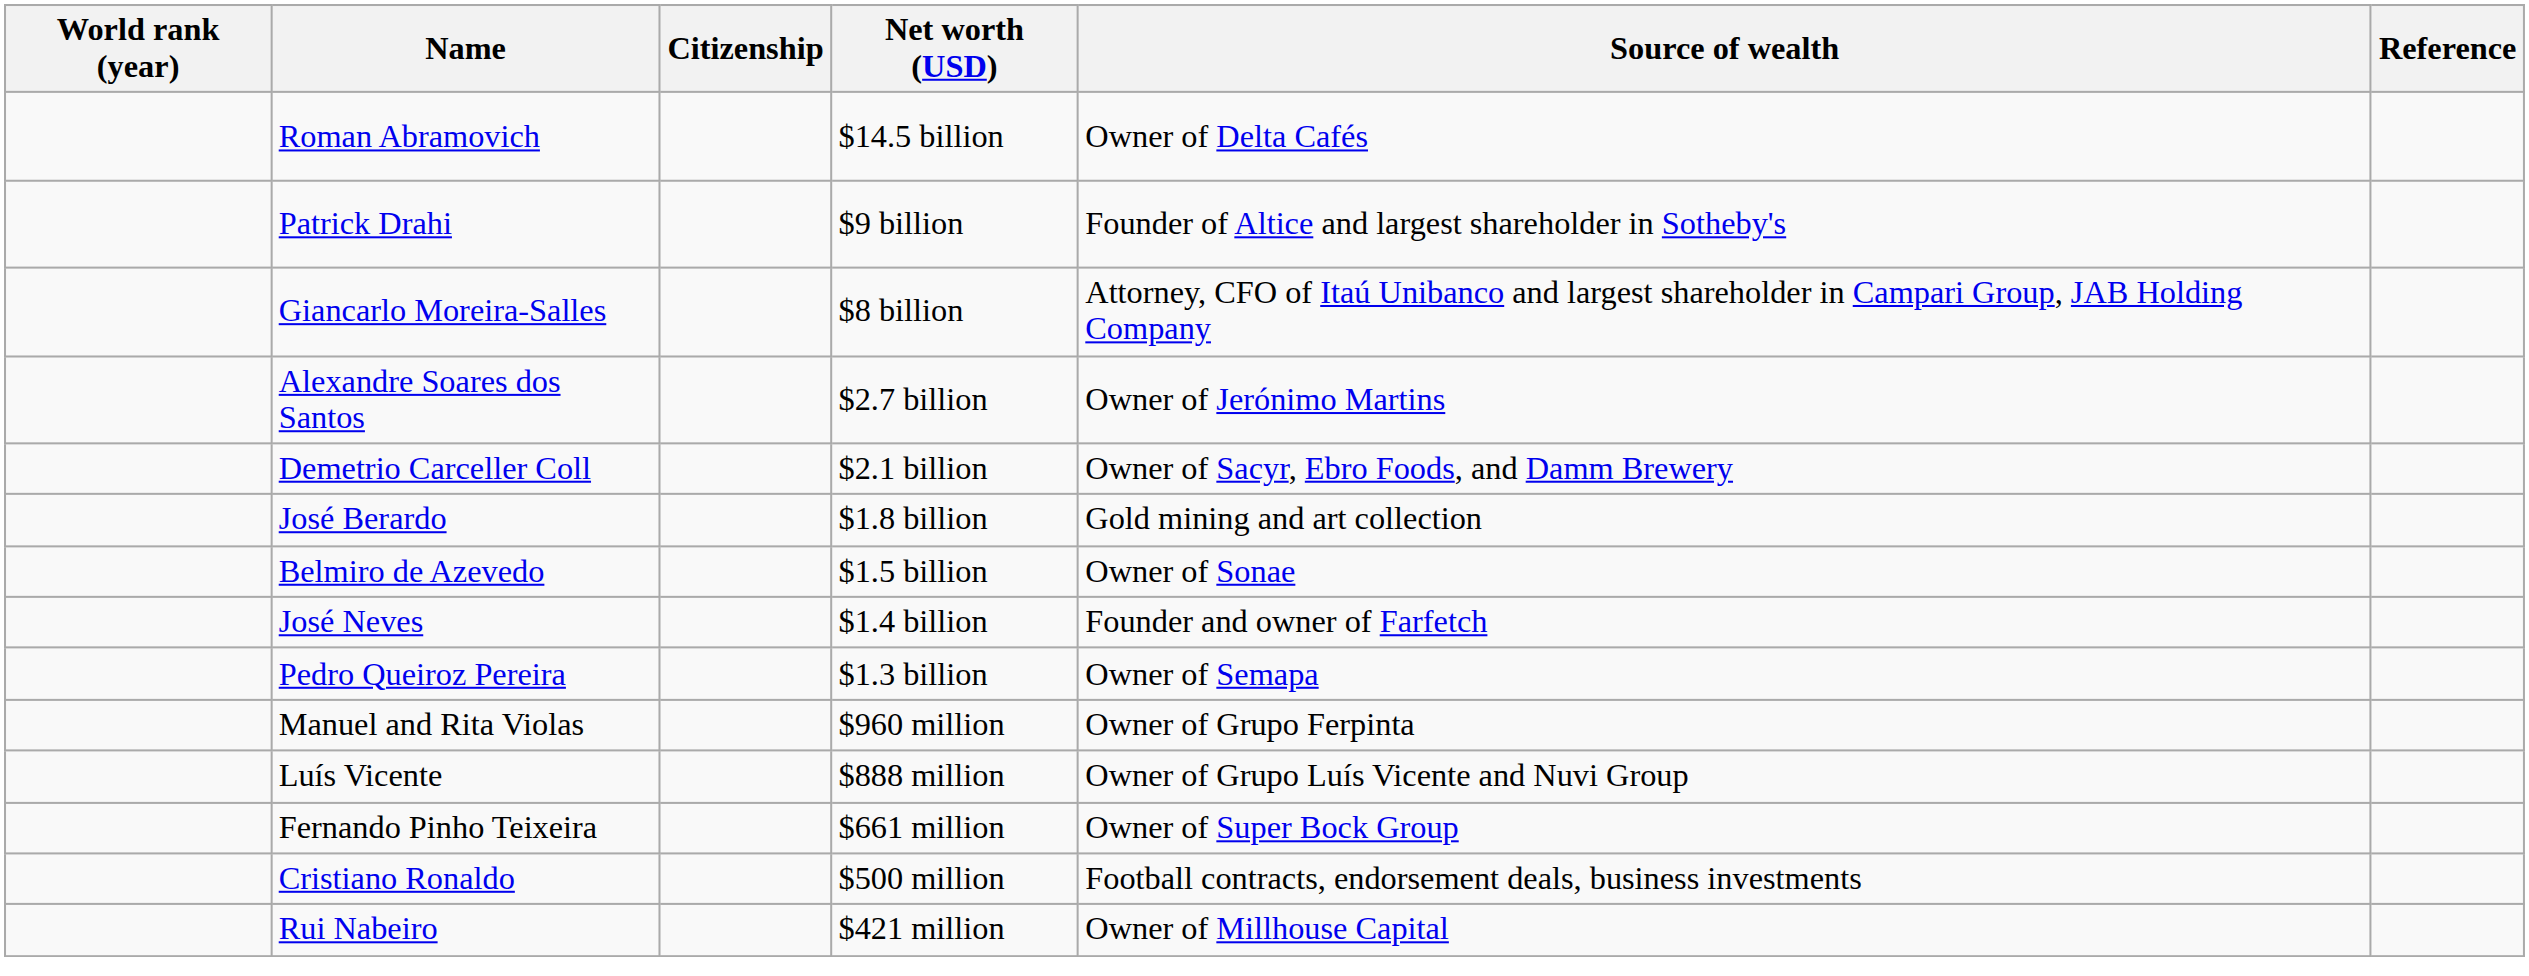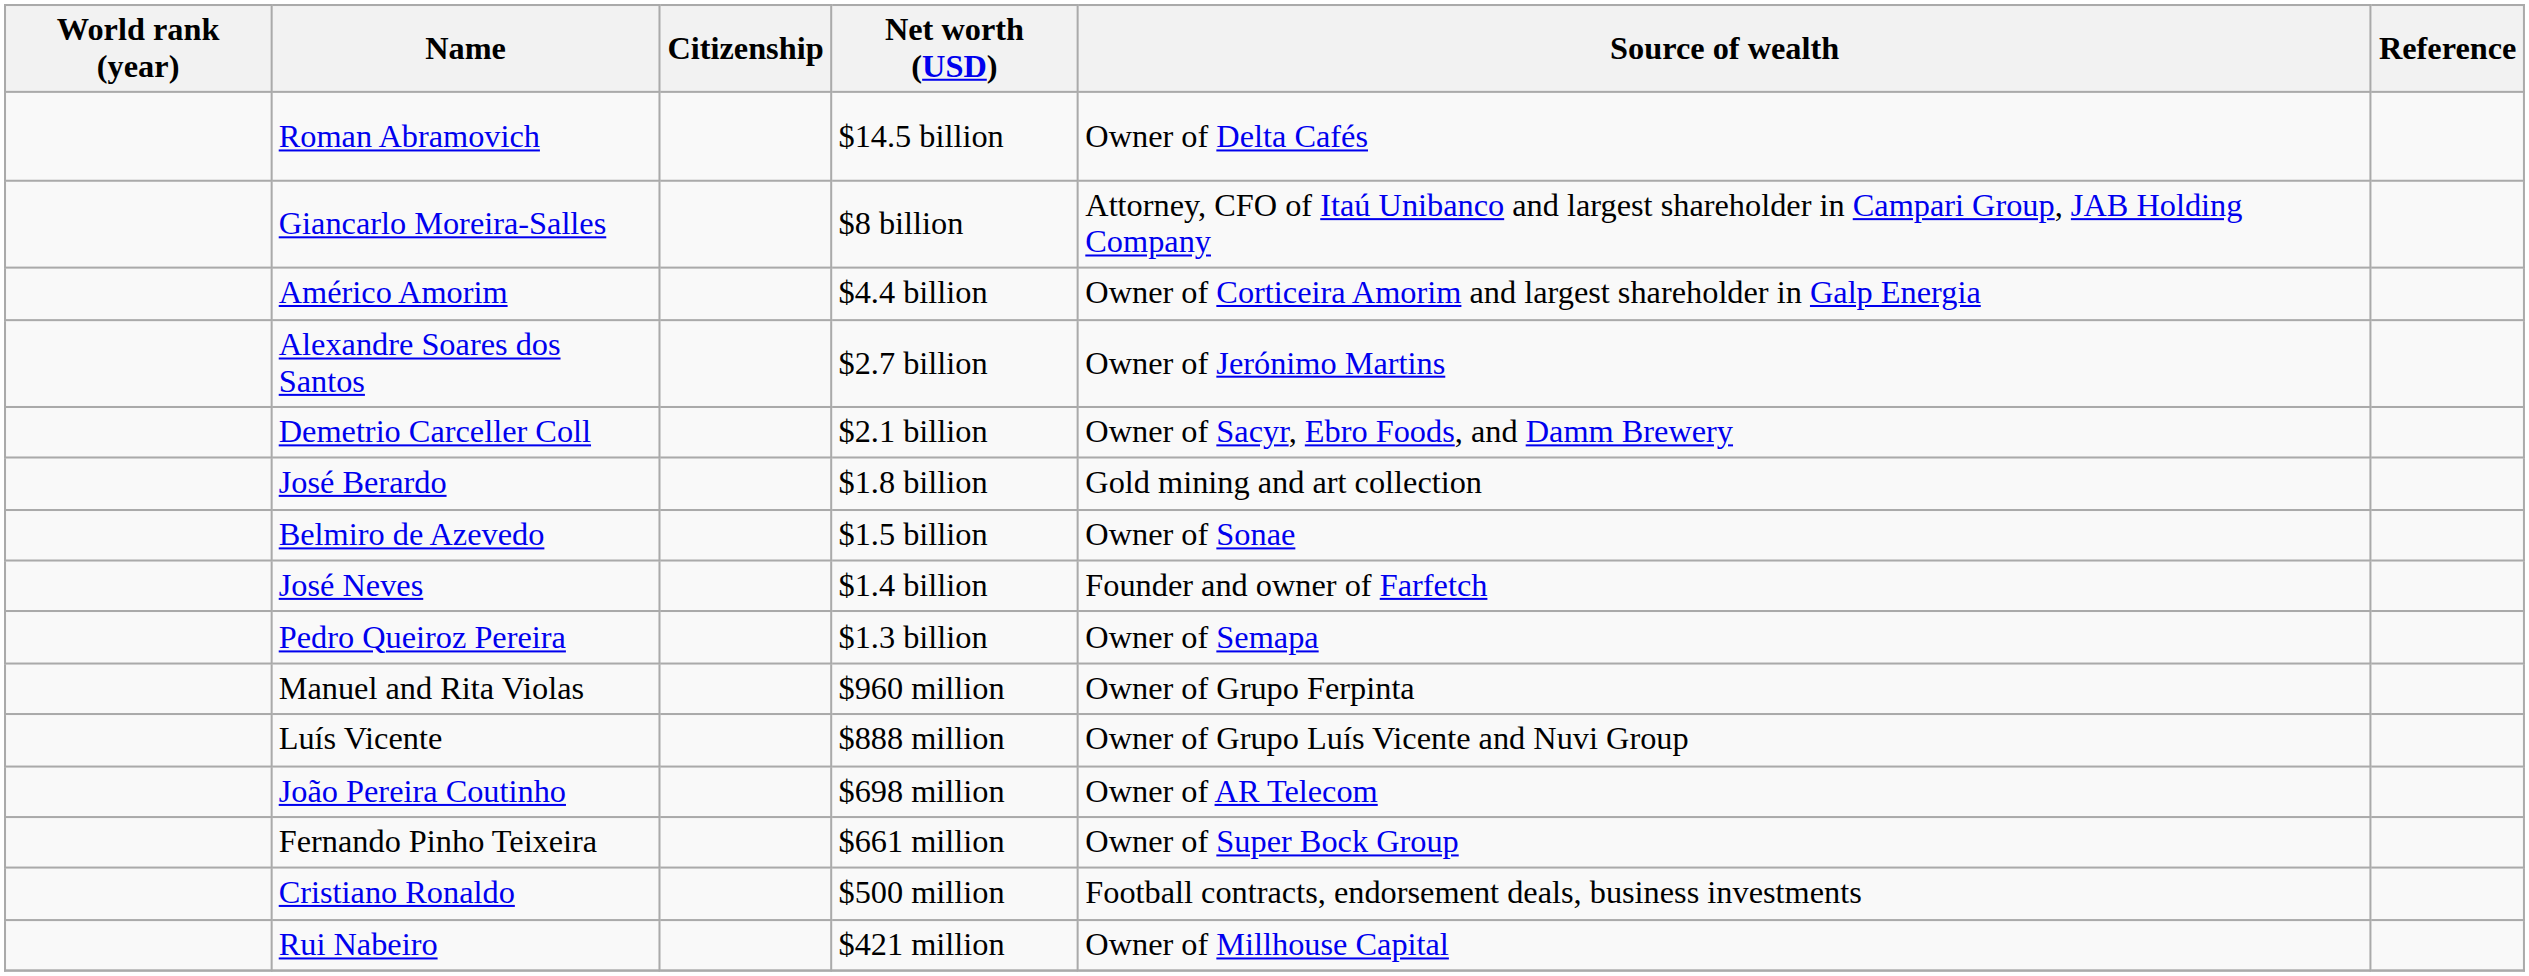- row: (365, 223)
+ row: (393, 292)
+ row: (422, 790)
